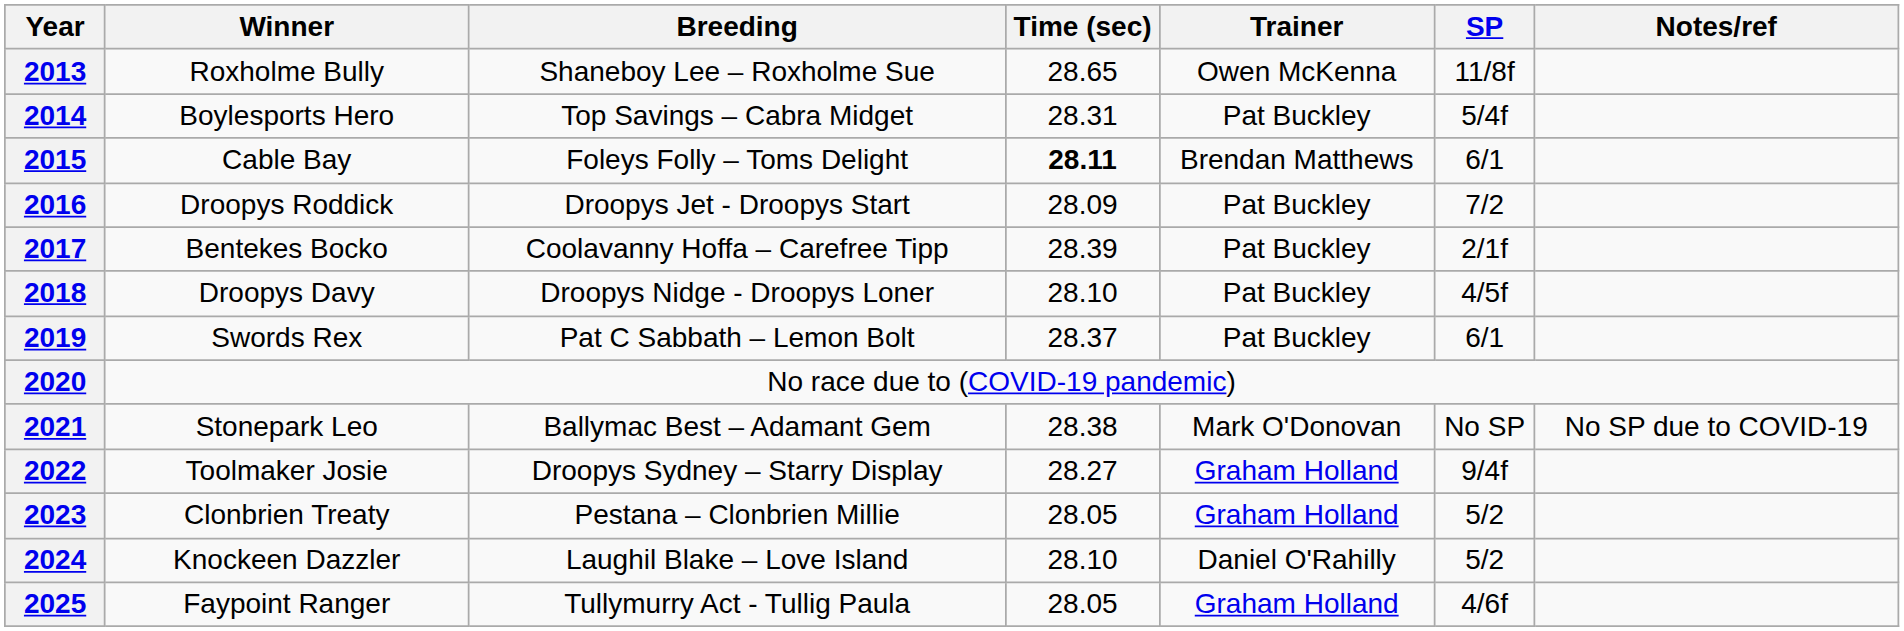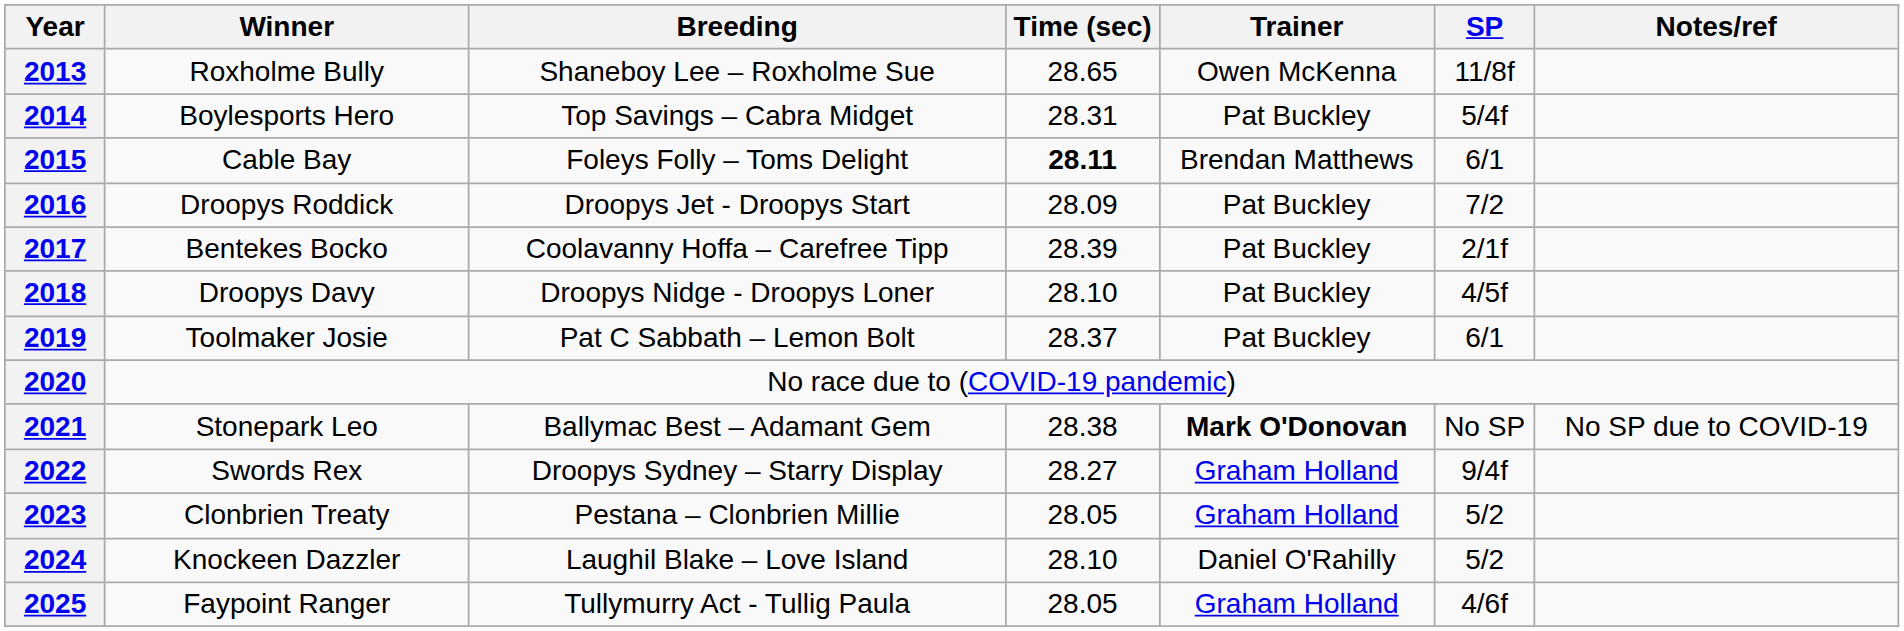(287, 337) Swords Rex -> (287, 337) Toolmaker Josie
(1297, 426) normal -> (1297, 426) bold
(287, 470) Toolmaker Josie -> (287, 470) Swords Rex
